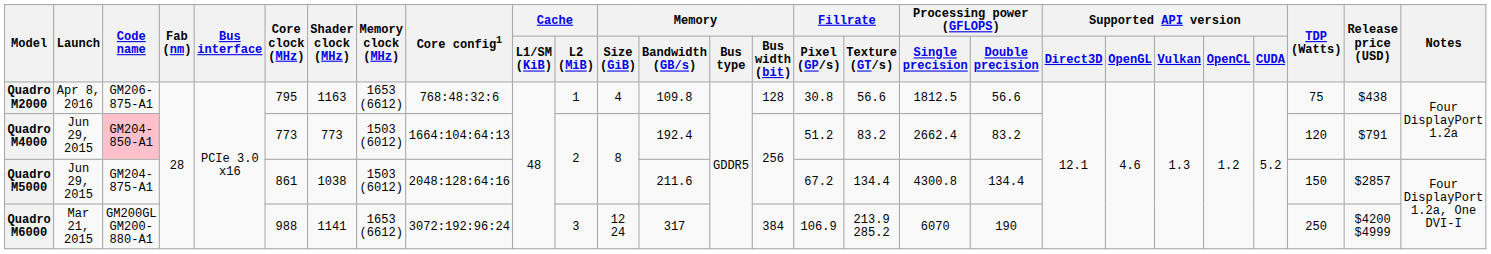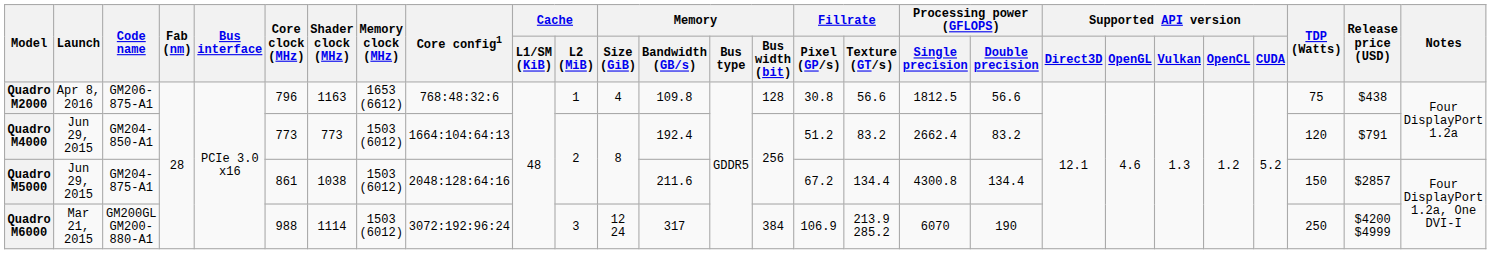(286, 98) 795 -> (286, 98) 796
(131, 136) pink background -> (131, 136) no background
(332, 227) 1141 -> (332, 227) 1114
(381, 227) 1653 (6612) -> (381, 227) 1503 (6012)
